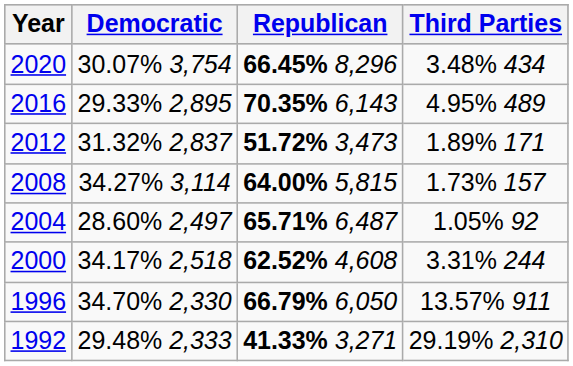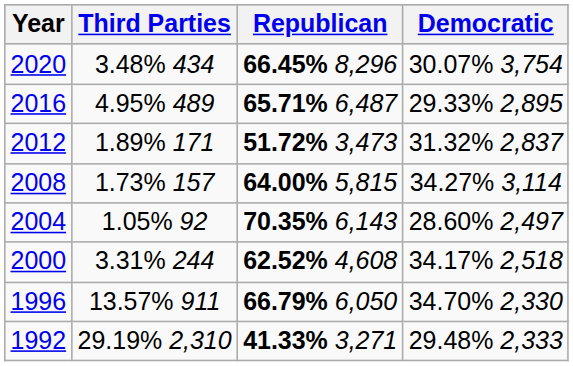columns swapped: (155, 24) <-> (486, 24)
(320, 103) 70.35% 6,143 -> (320, 103) 65.71% 6,487
(320, 222) 65.71% 6,487 -> (320, 222) 70.35% 6,143
